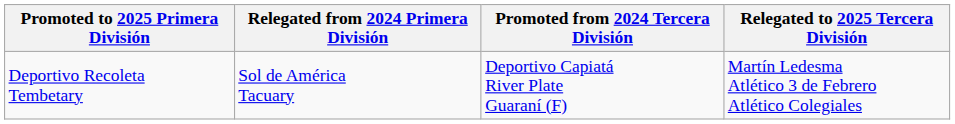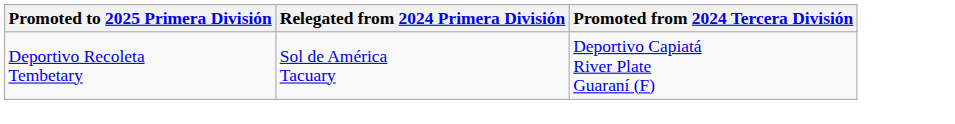- column: (837, 28)
